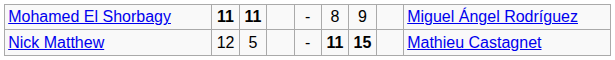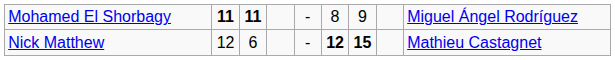(253, 42) 5 -> (253, 42) 6
(335, 42) 11 -> (335, 42) 12
